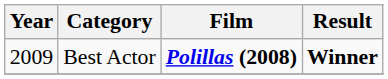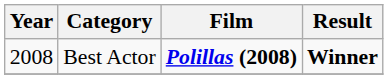(31, 56) 2009 -> (31, 56) 2008
